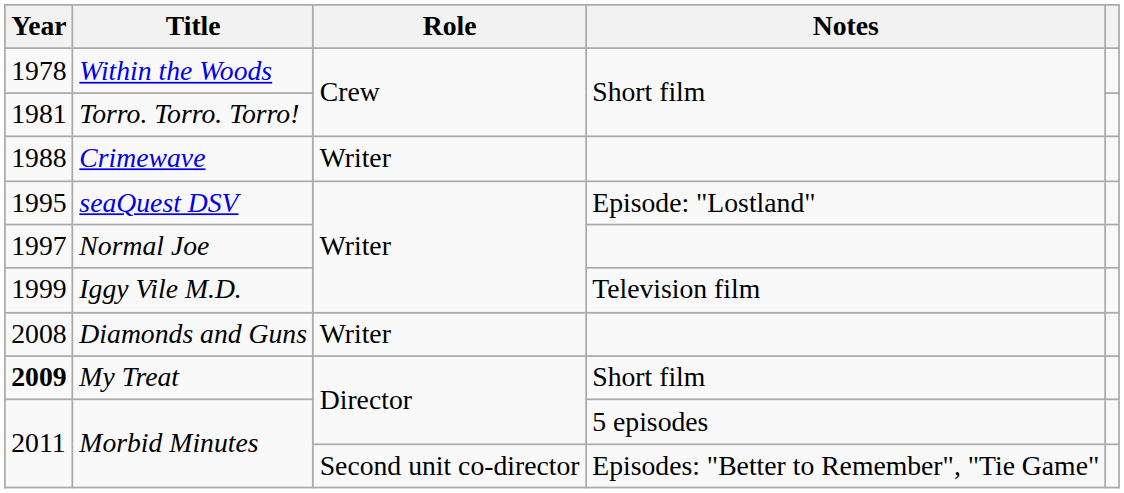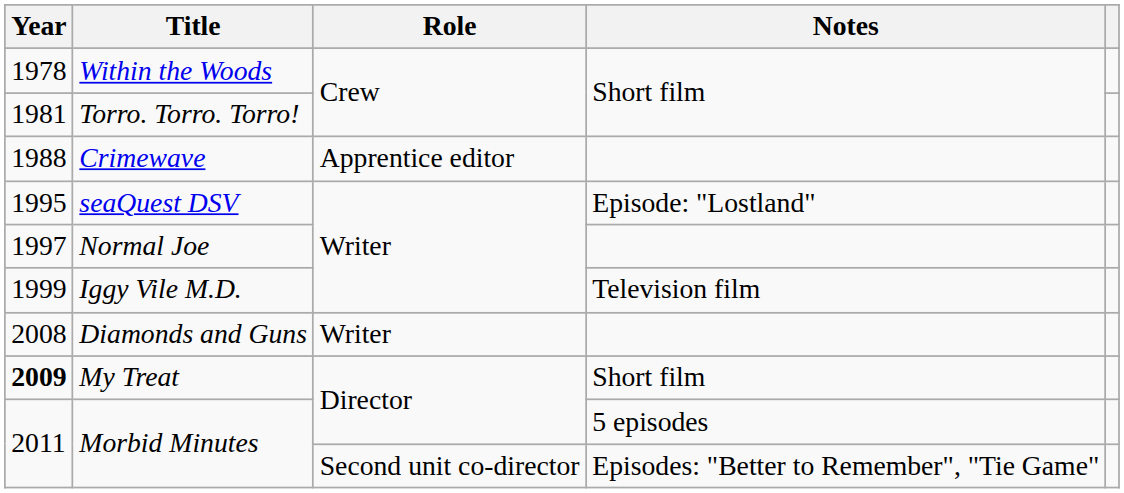(355, 158) Writer -> (417, 158) Apprentice editor
